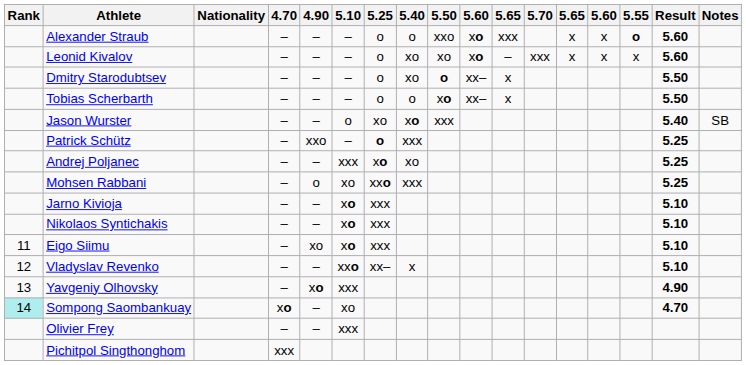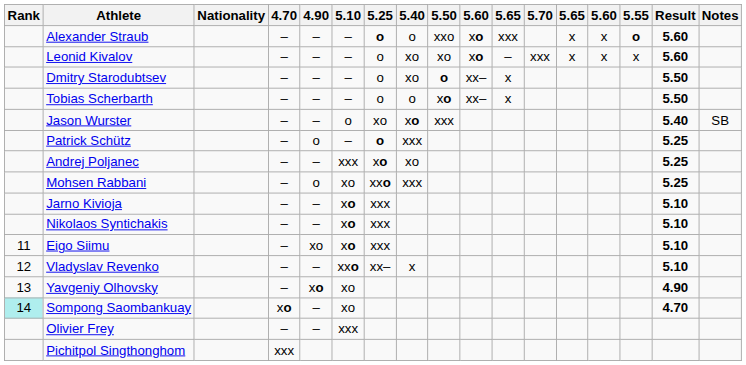(380, 36) normal -> (380, 36) bold
(316, 141) xxo -> (316, 141) o
(348, 287) xxx -> (348, 287) xo
